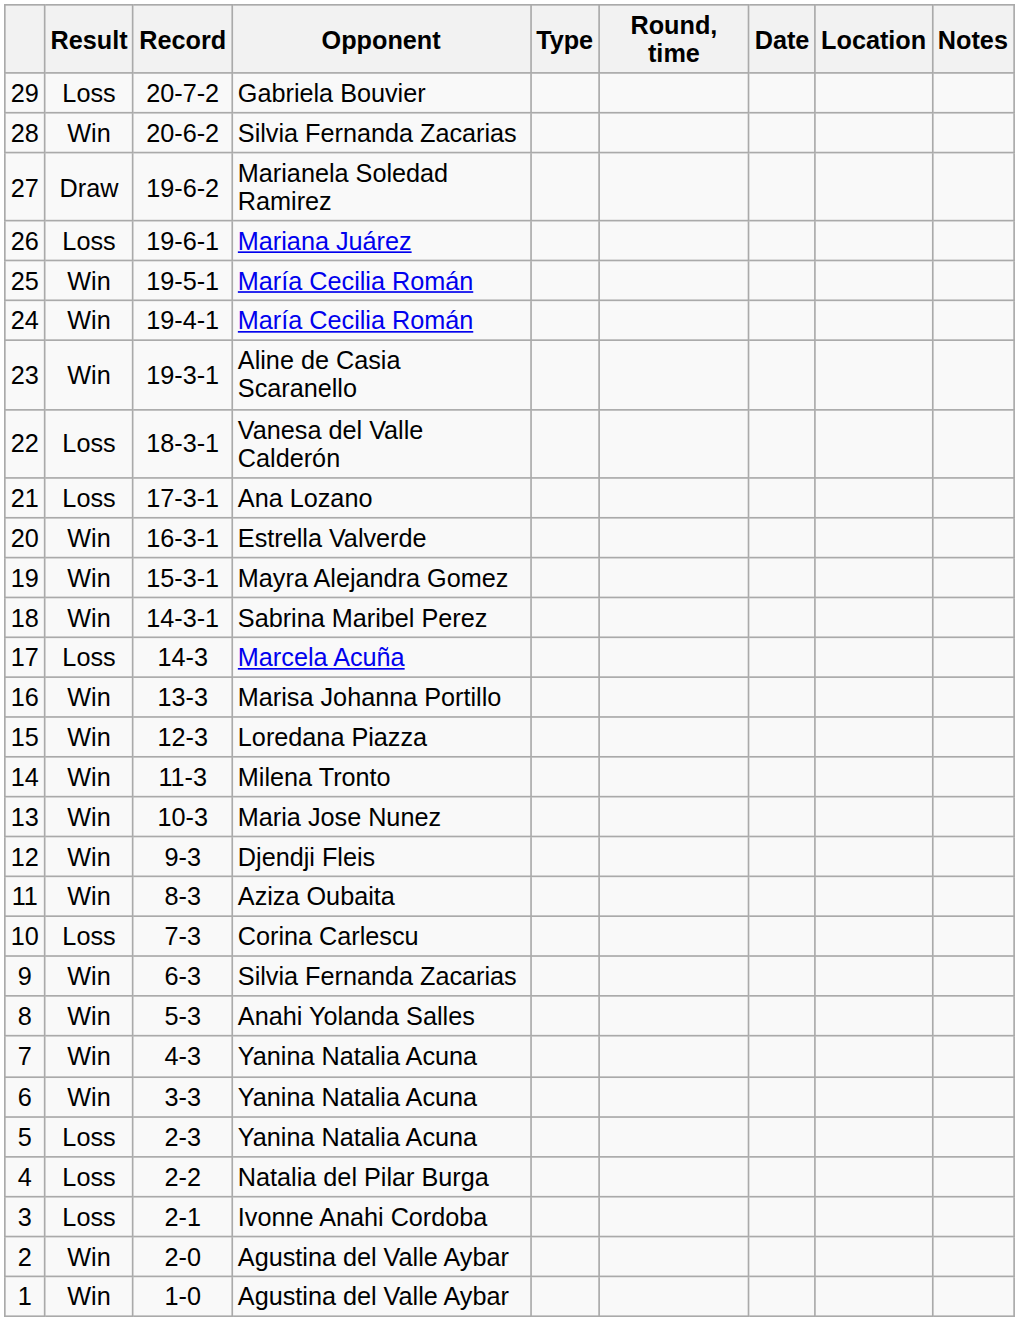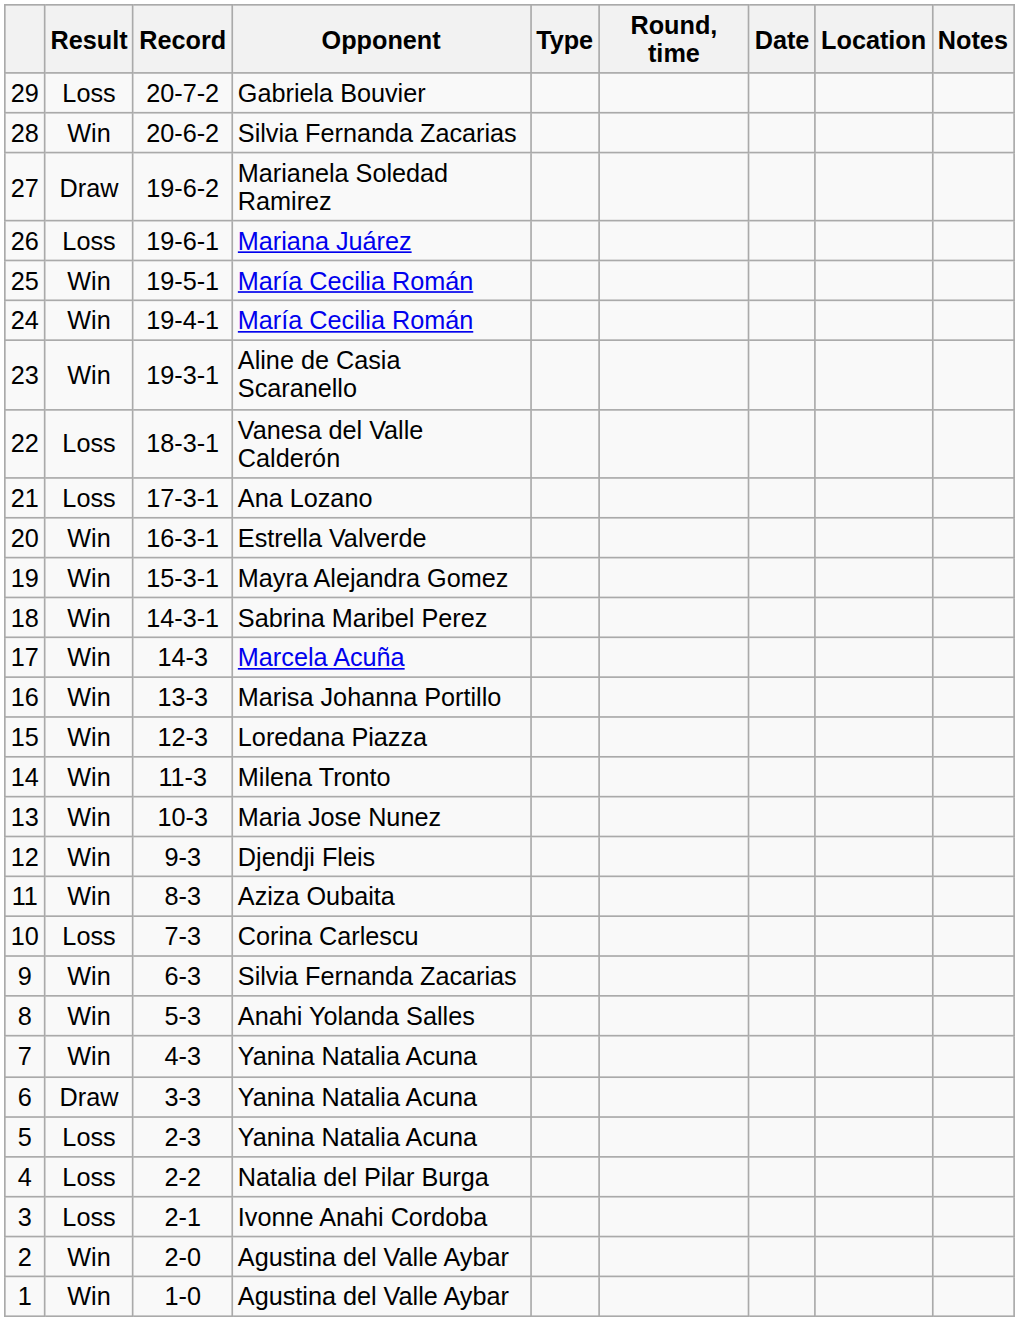(89, 657) Loss -> (89, 657) Win
(89, 1097) Win -> (89, 1097) Draw
